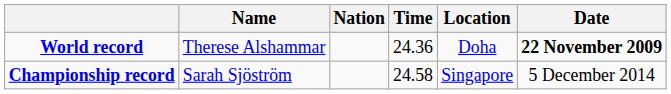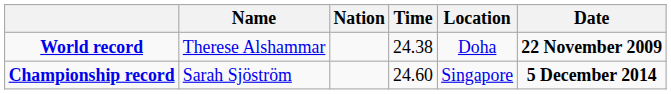(413, 46) 24.36 -> (413, 46) 24.38
(413, 74) 24.58 -> (413, 74) 24.60
(592, 74) normal -> (592, 74) bold
